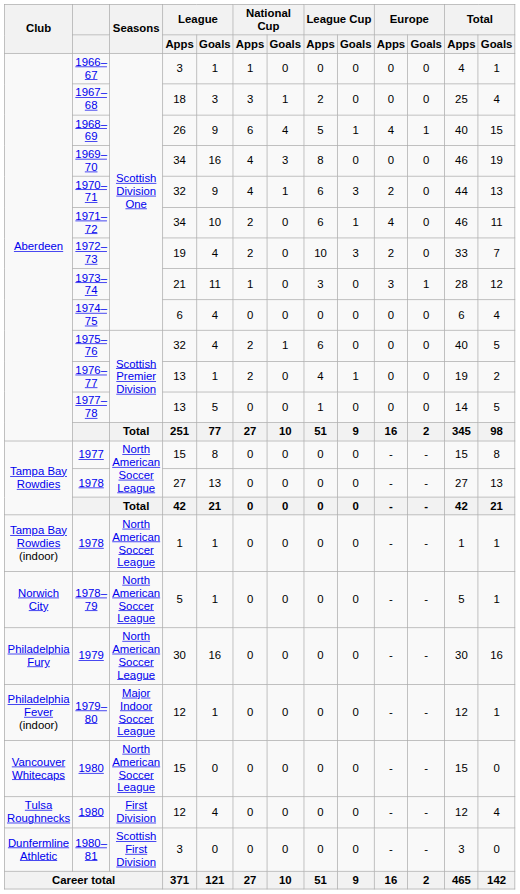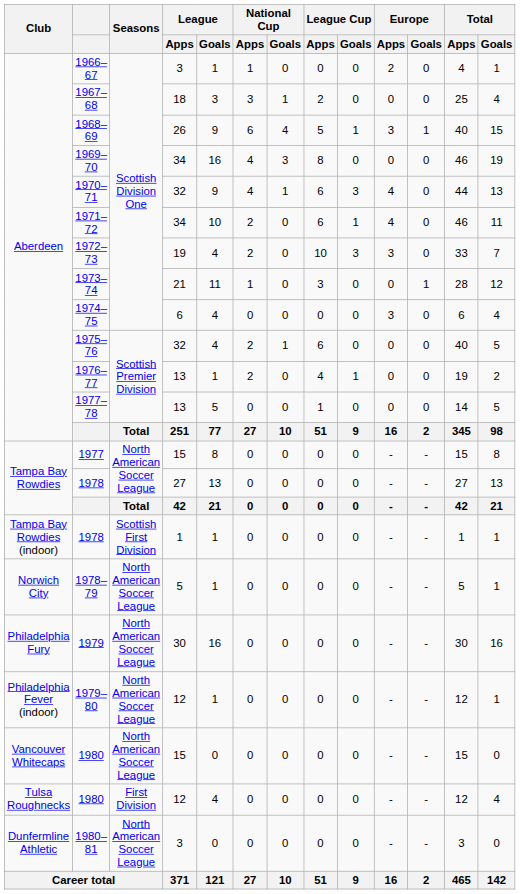(391, 68) 0 -> (391, 68) 2
(391, 130) 4 -> (391, 130) 3
(391, 191) 2 -> (391, 191) 4
(391, 253) 2 -> (391, 253) 3
(391, 284) 3 -> (391, 284) 0
(391, 315) 0 -> (391, 315) 3
(136, 543) North American Soccer League -> (136, 537) Scottish First Division
(136, 712) Major Indoor Soccer League -> (136, 699) North American Soccer League
(136, 849) Scottish First Division -> (136, 843) North American Soccer League
